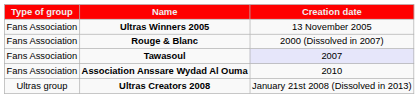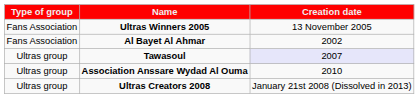- row: (165, 42)
+ row: (165, 42)
(42, 56) Fans Association -> (42, 56) Ultras group
(42, 71) Fans Association -> (42, 71) Ultras group
